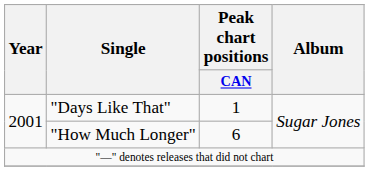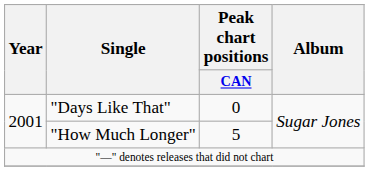(236, 107) 1 -> (236, 107) 0
(236, 134) 6 -> (236, 134) 5
